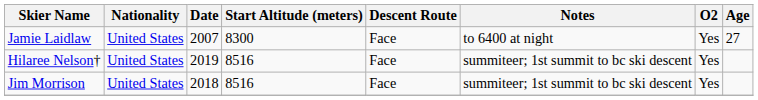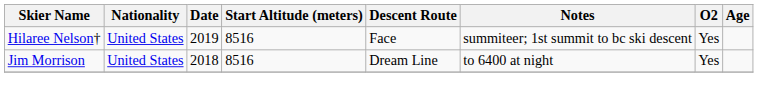- row: (49, 38)
(383, 83) Face -> (404, 60) Dream Line
(578, 83) summiteer; 1st summit to bc ski descent -> (508, 60) to 6400 at night
